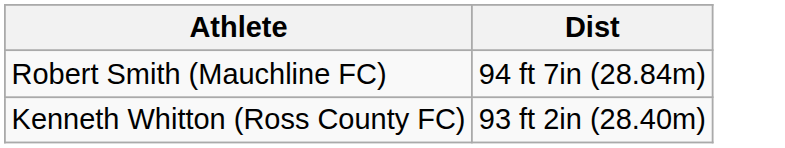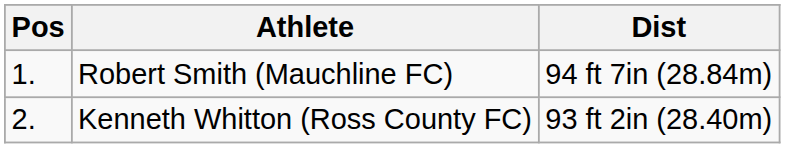+ column: (38, 27)
